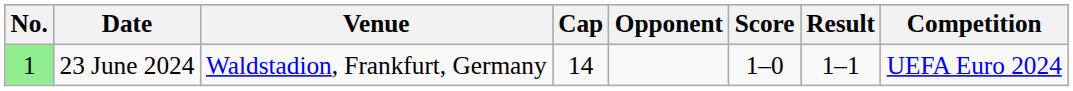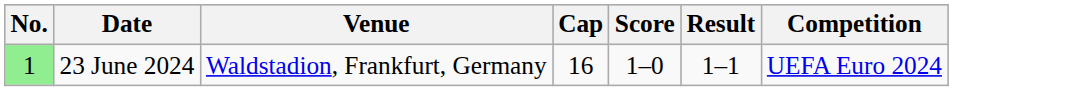- column: (669, 24)
(581, 64) 14 -> (581, 64) 16
